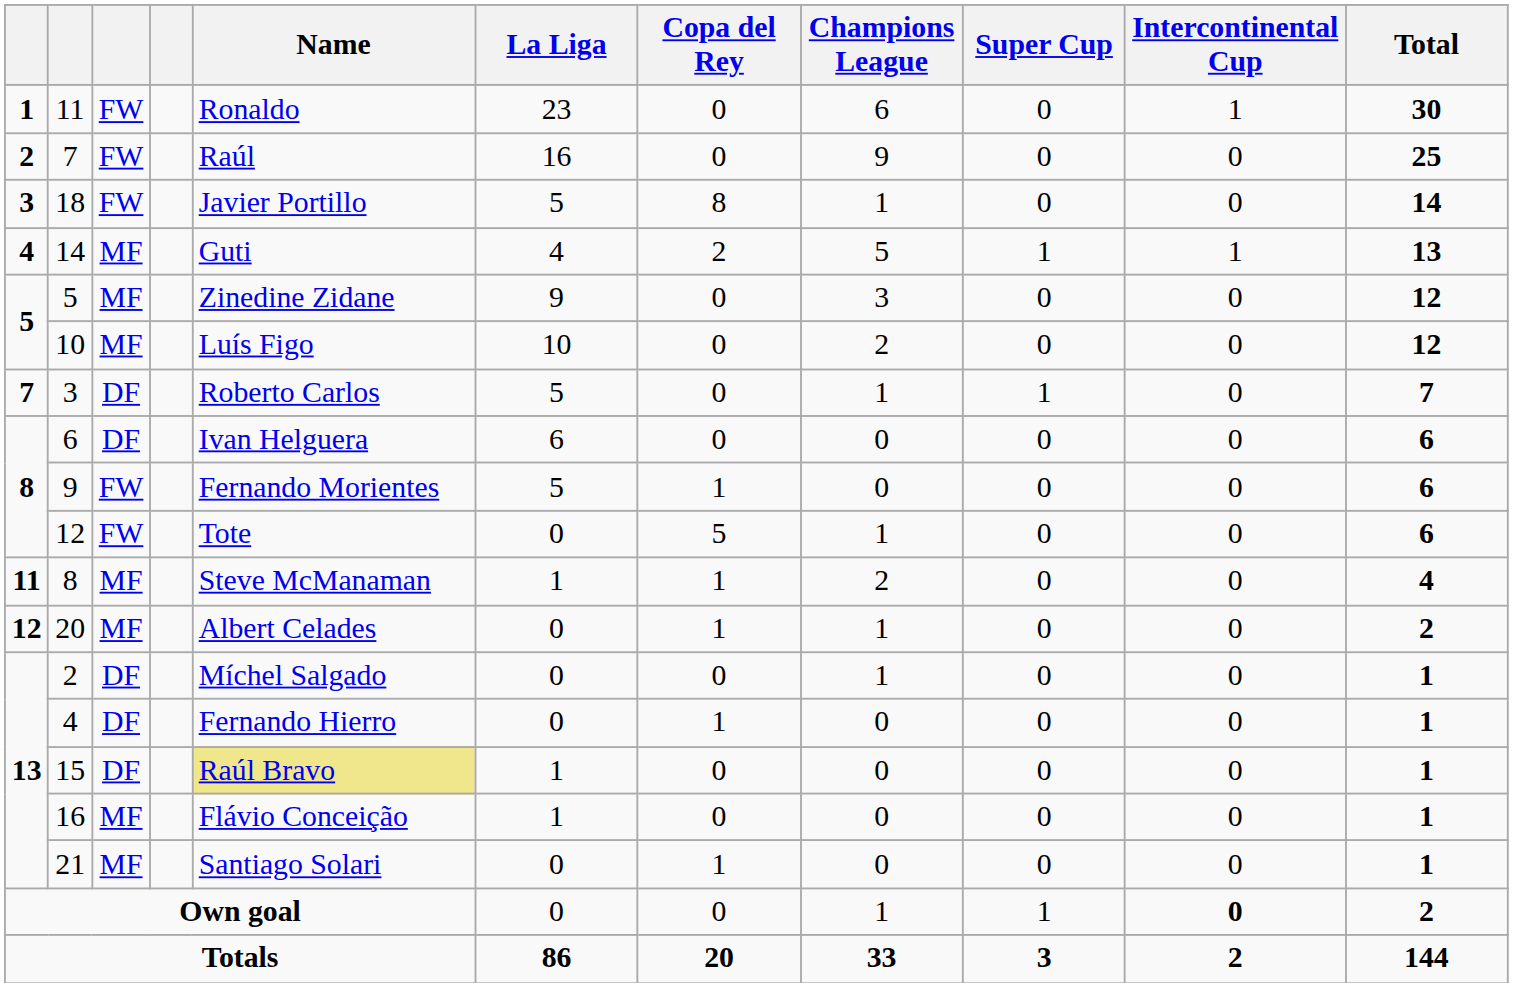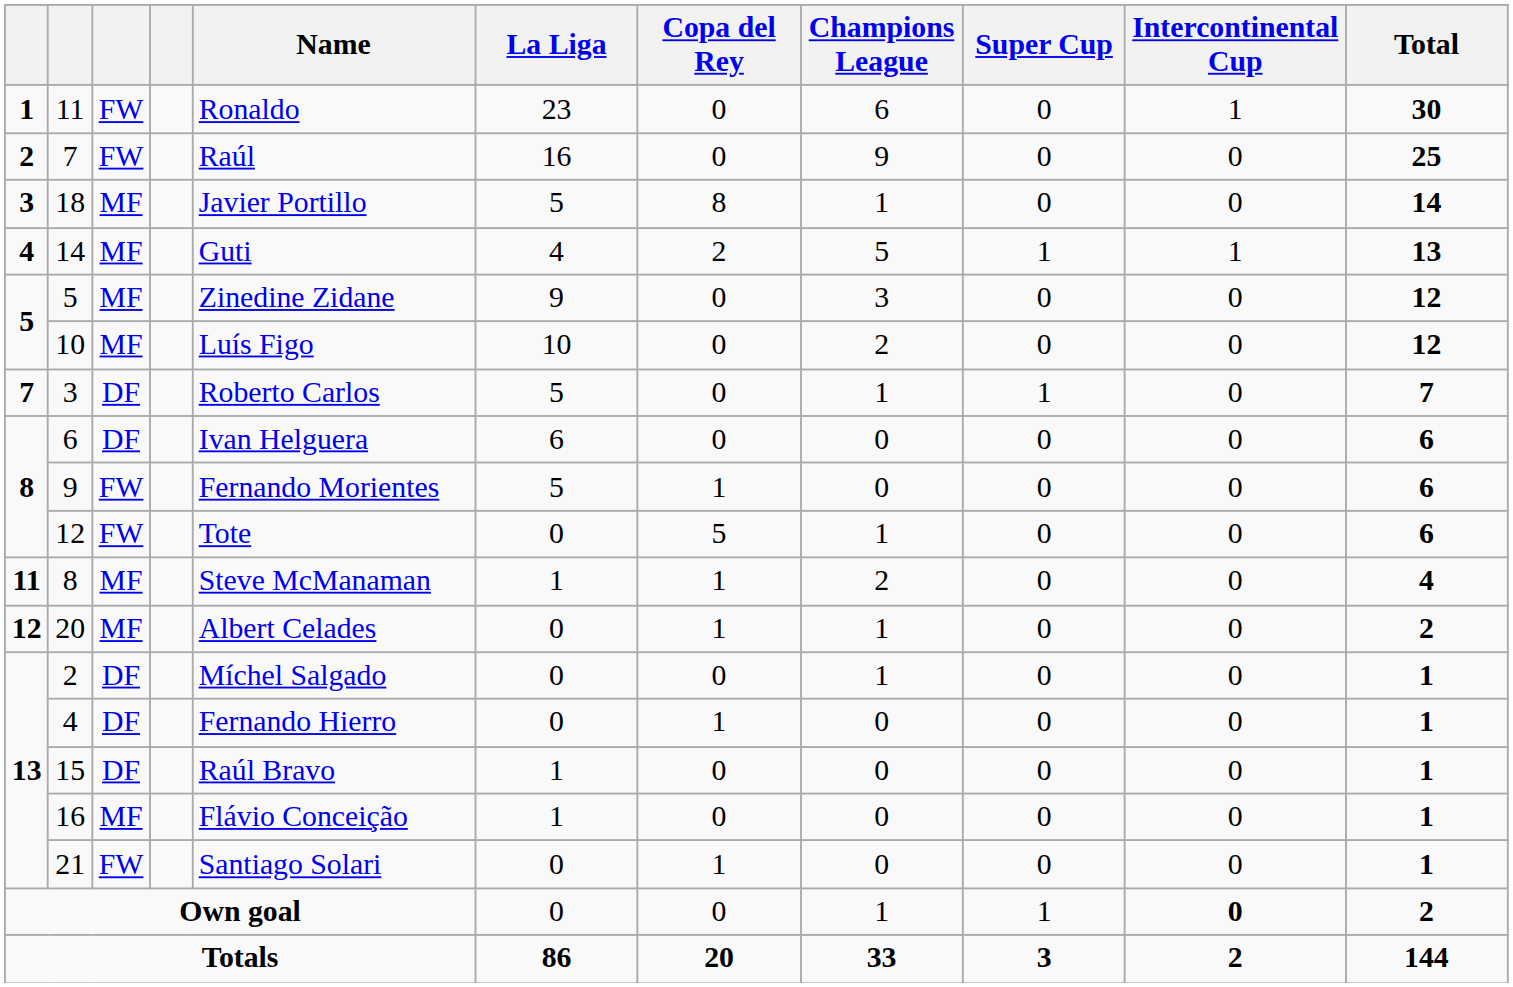(121, 203) FW -> (121, 203) MF
(267, 769) khaki background -> (267, 769) no background
(121, 863) MF -> (121, 863) FW
